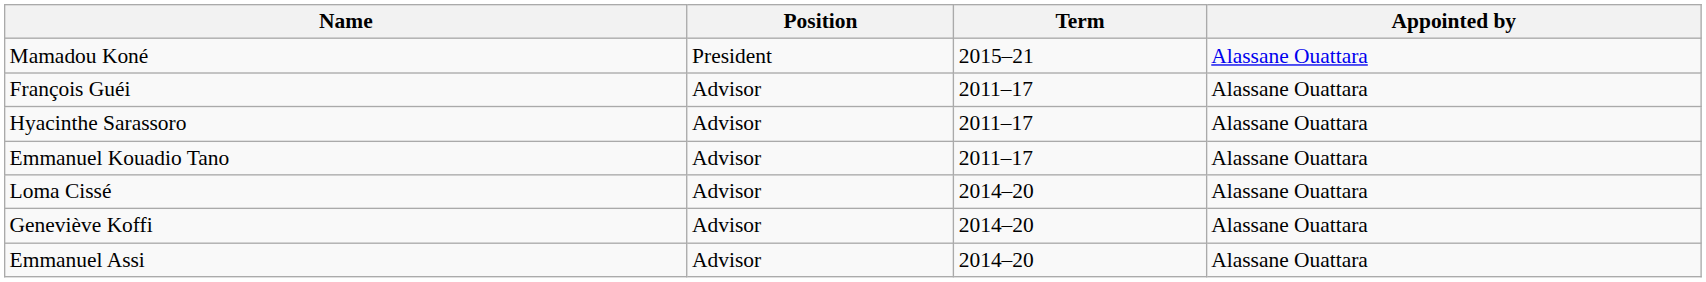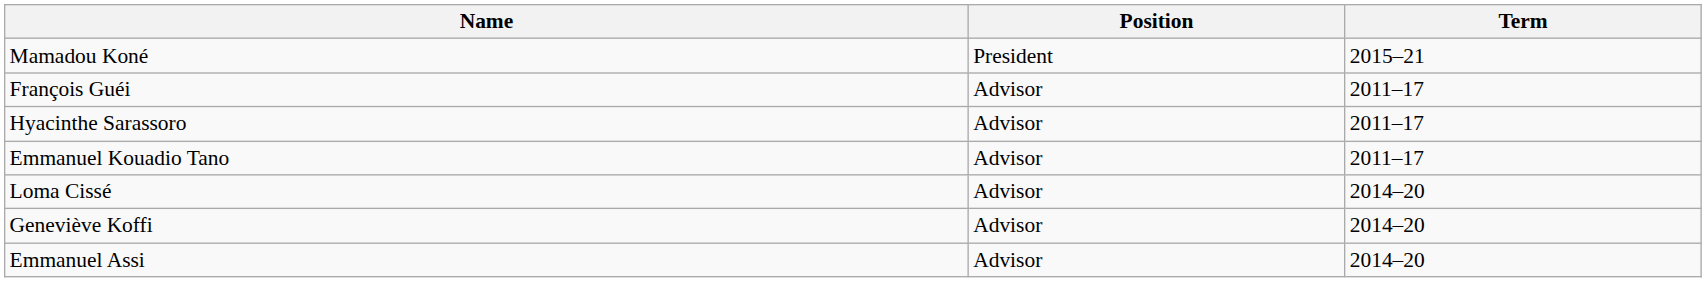- column: (1454, 21)
